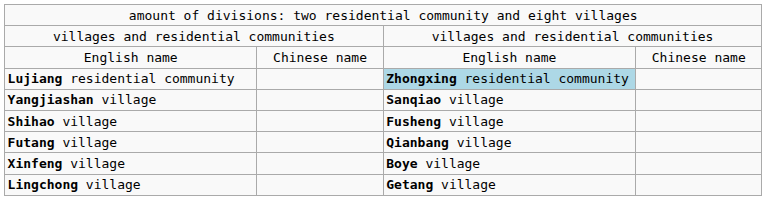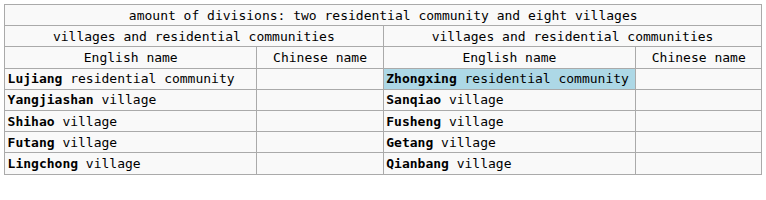(449, 142) Qianbang village -> (441, 142) Getang village
- row: (66, 163)
(441, 185) Getang village -> (449, 163) Qianbang village
